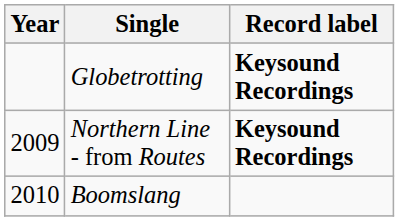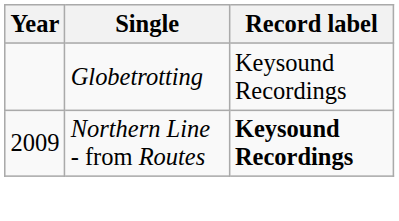(294, 76) bold -> (291, 76) normal
- row: (126, 195)
